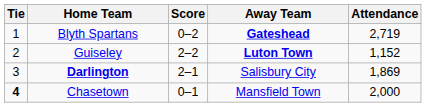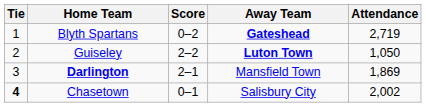(385, 53) 1,152 -> (385, 53) 1,050
(278, 72) Salisbury City -> (278, 72) Mansfield Town
(278, 92) Mansfield Town -> (278, 92) Salisbury City
(385, 92) 2,000 -> (385, 92) 2,002
